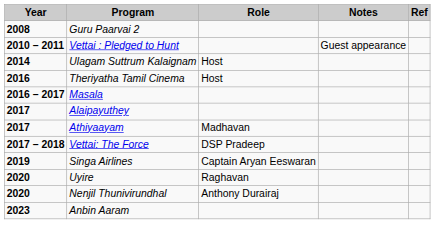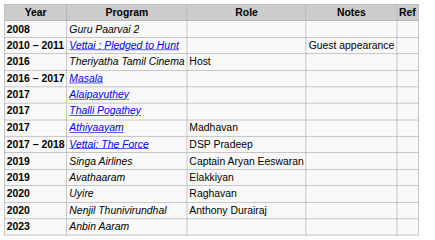- row: (133, 62)
+ row: (105, 111)
+ row: (97, 177)
